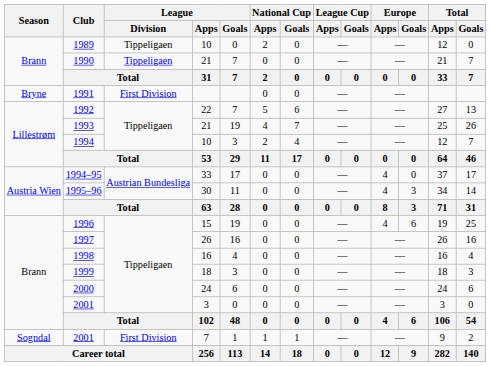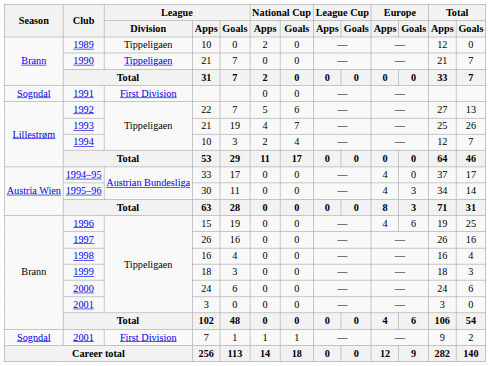(34, 93) Bryne -> (34, 93) Sogndal
